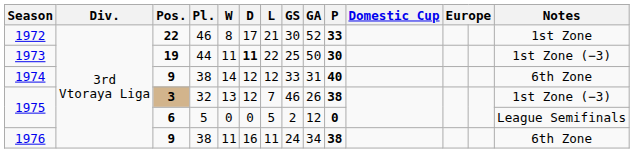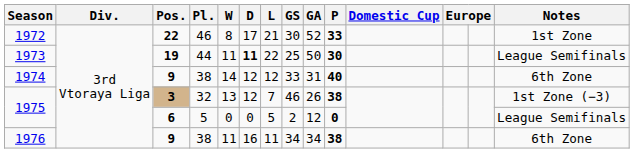(562, 56) 1st Zone (−3) -> (562, 56) League Semifinals
(292, 138) 24 -> (292, 138) 34
